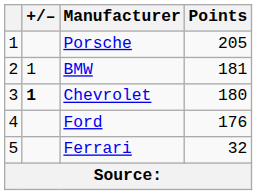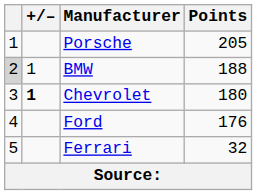(13, 71) no background -> (13, 71) lightgrey background
(233, 71) 181 -> (233, 71) 188
